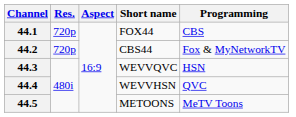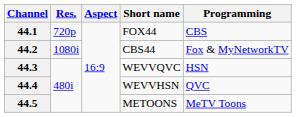(65, 49) 720p -> (66, 49) 1080i
